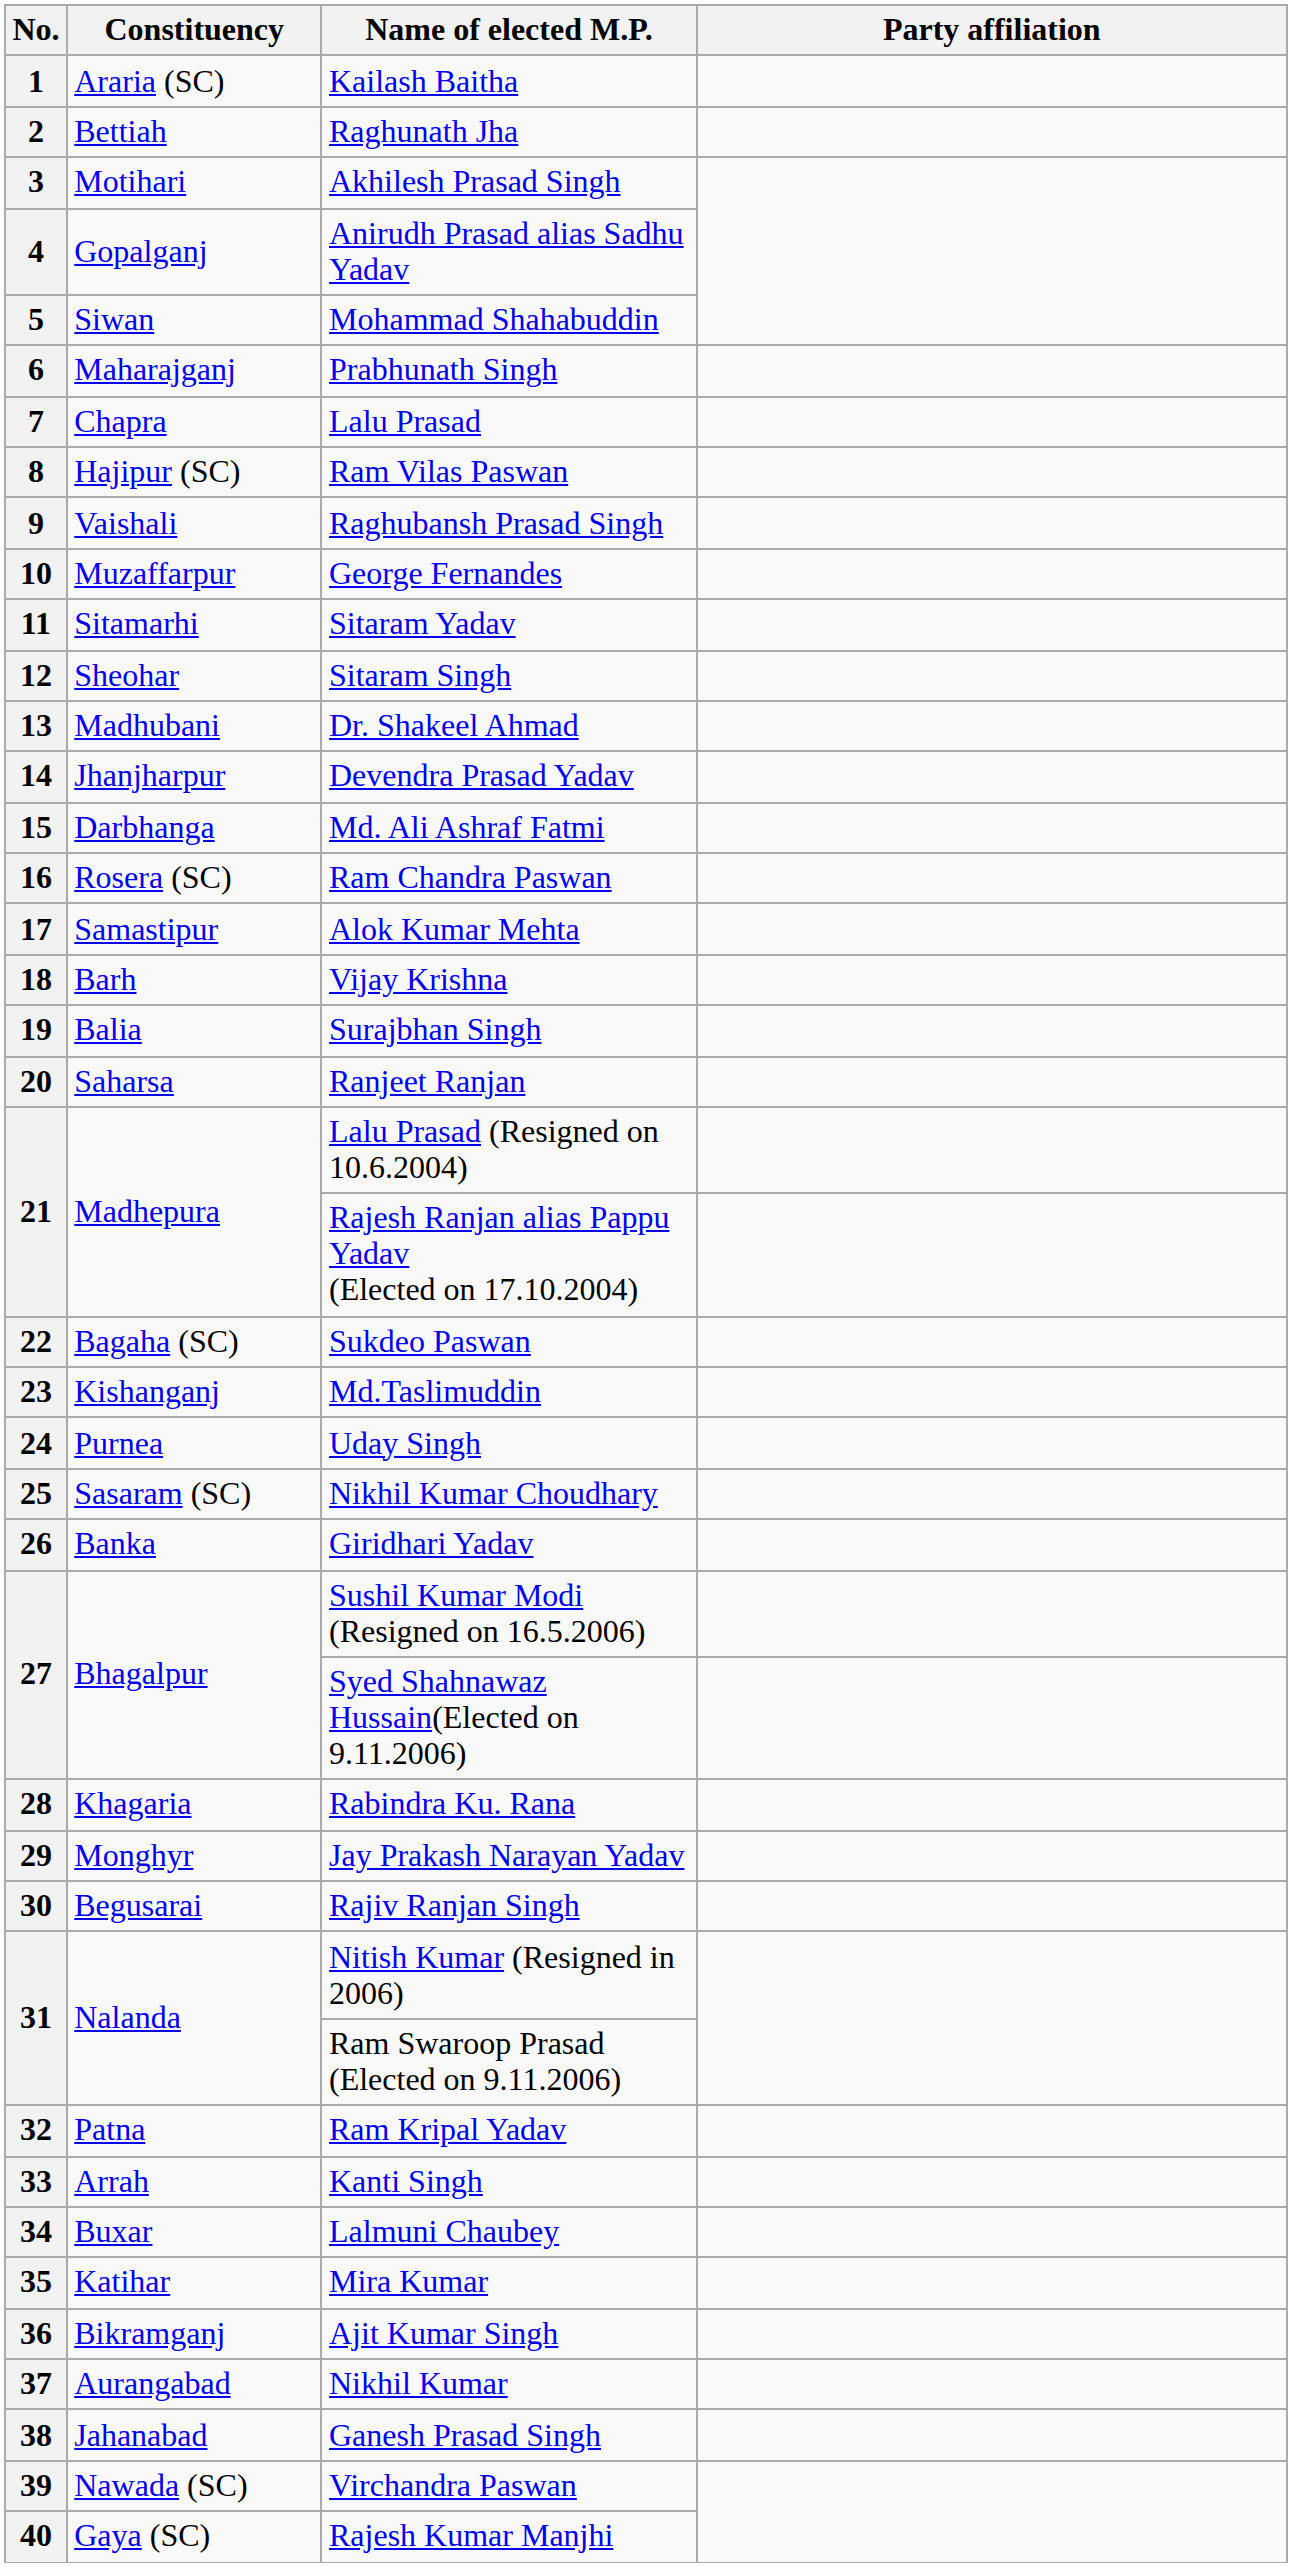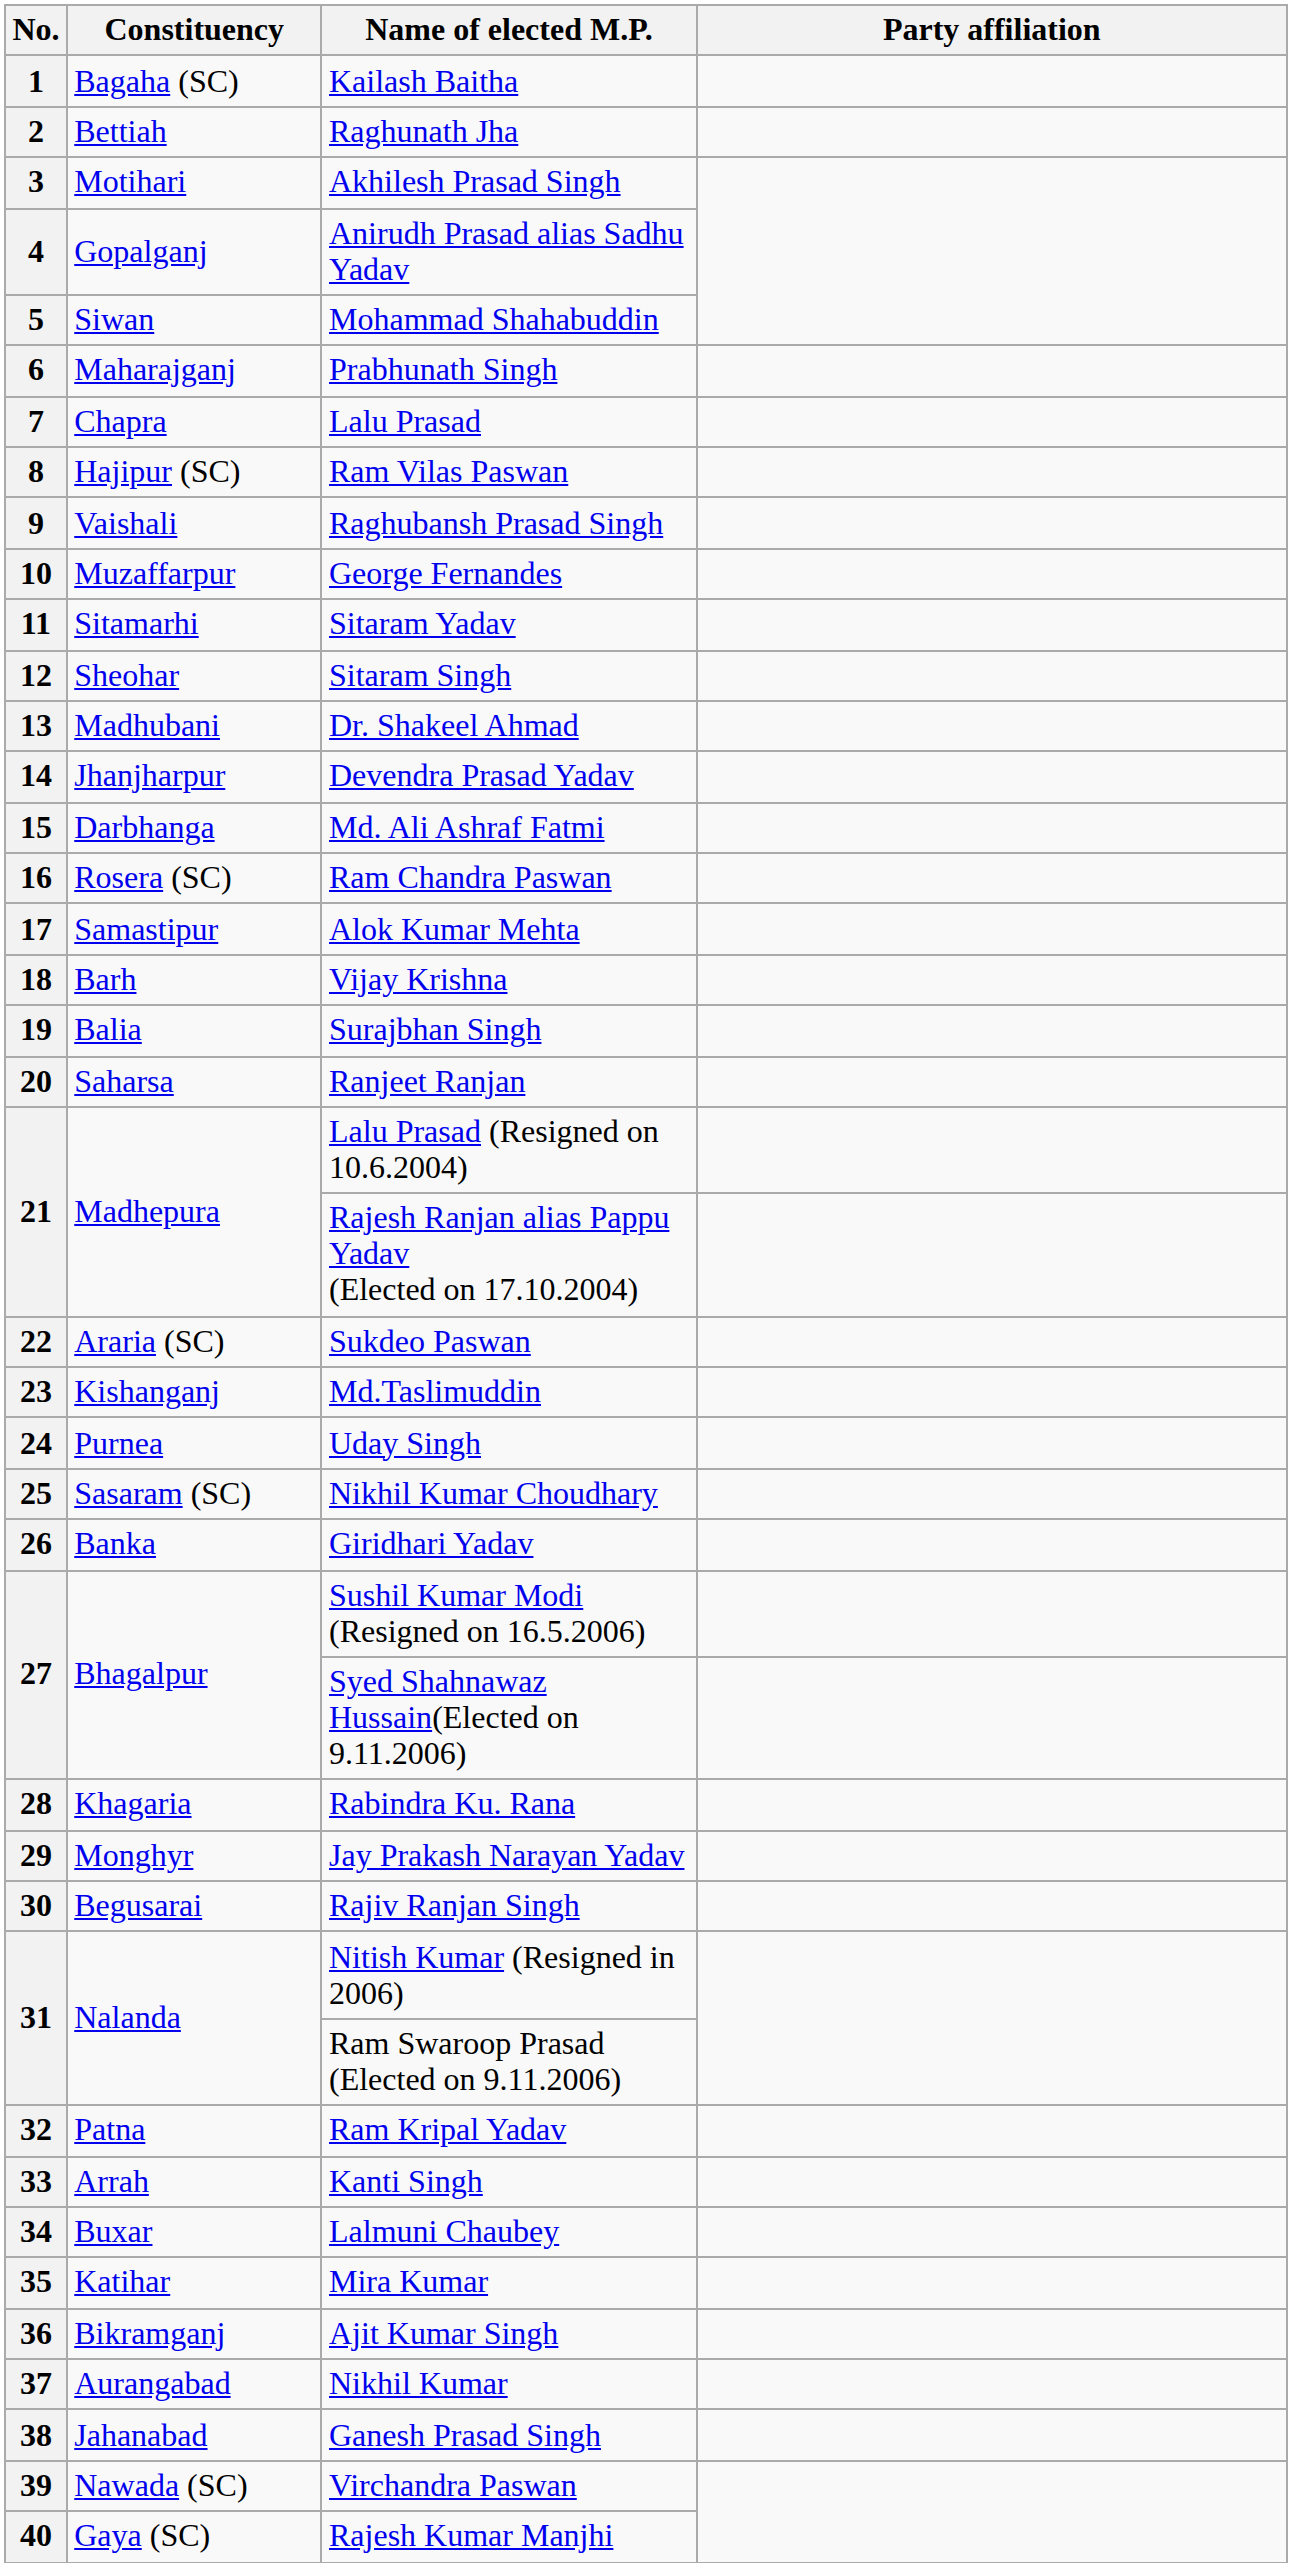(149, 80) Araria (SC) -> (156, 80) Bagaha (SC)
(156, 1341) Bagaha (SC) -> (149, 1341) Araria (SC)
